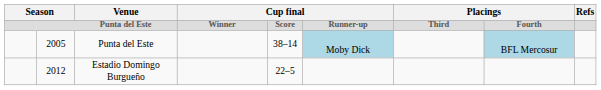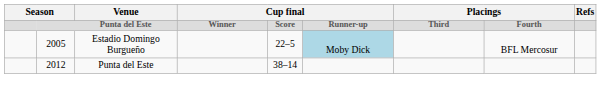(126, 44) Punta del Este -> (126, 44) Estadio Domingo Burgueño
(285, 44) 38–14 -> (285, 44) 22–5
(529, 50) lightblue background -> (529, 50) no background
(126, 71) Estadio Domingo Burgueño -> (126, 66) Punta del Este
(285, 71) 22–5 -> (285, 66) 38–14
